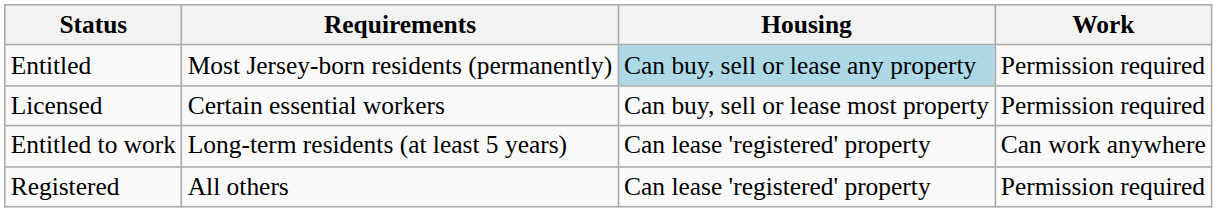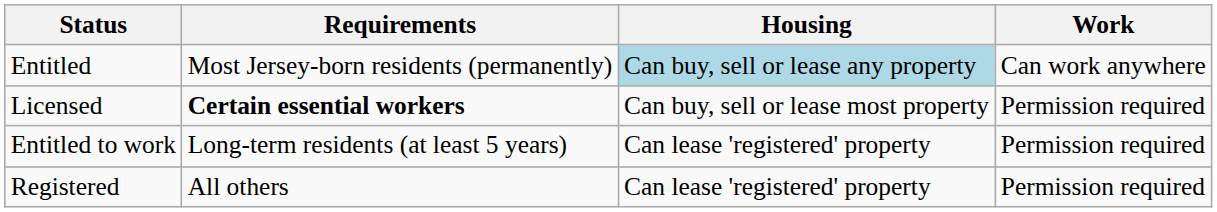(1103, 65) Permission required -> (1103, 65) Can work anywhere
(316, 105) normal -> (326, 105) bold
(1103, 145) Can work anywhere -> (1103, 145) Permission required
